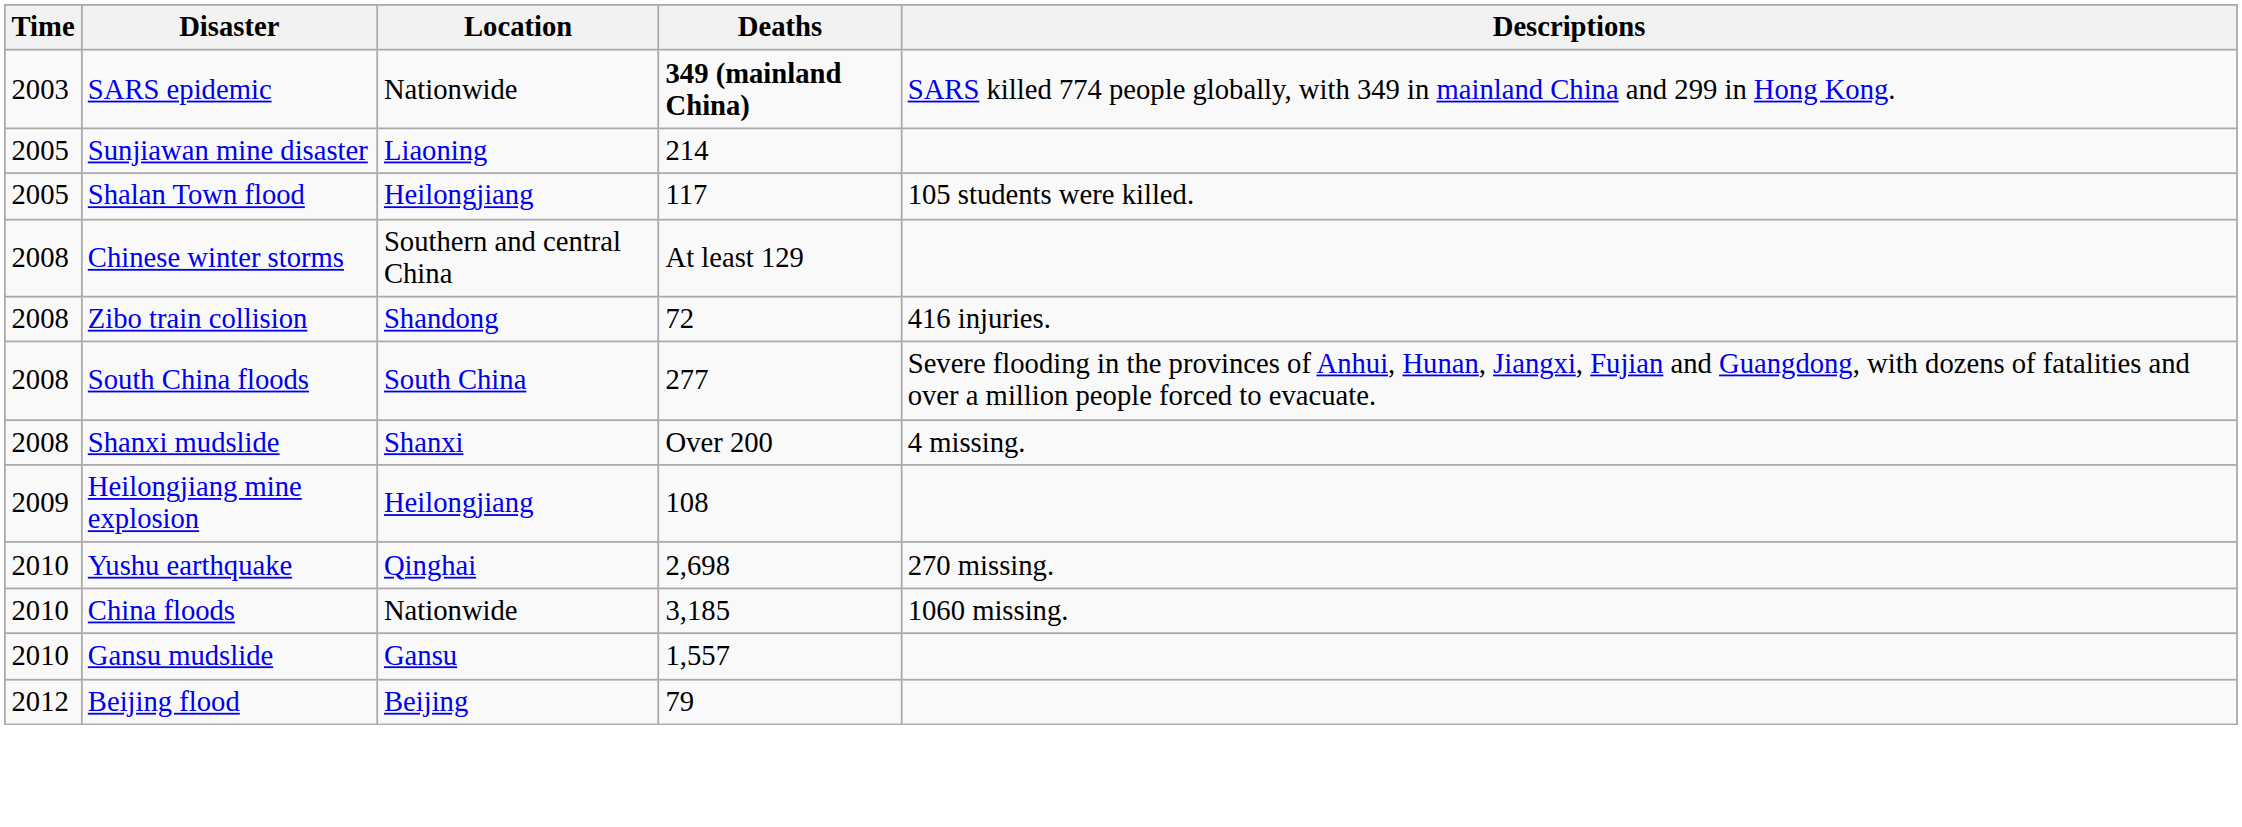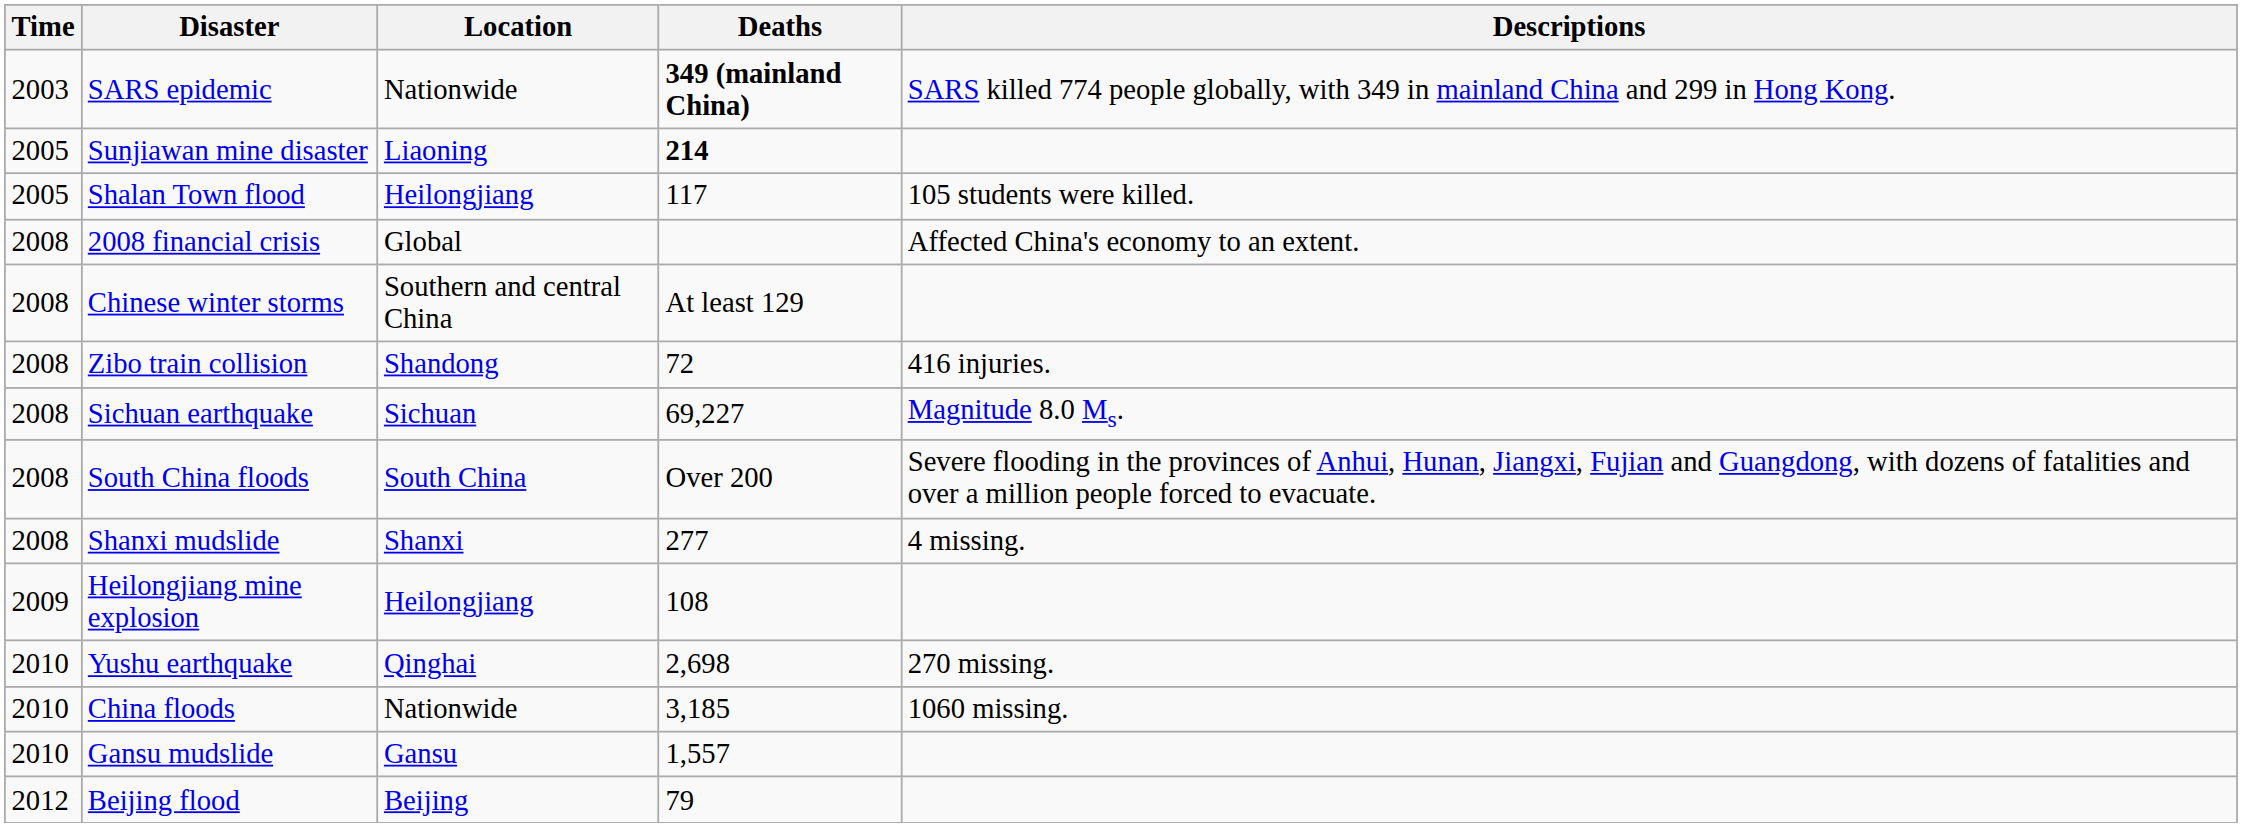(687, 150) normal -> (687, 150) bold
+ row: (204, 241)
+ row: (200, 413)
(687, 380) 277 -> (719, 478) Over 200
(719, 441) Over 200 -> (687, 540) 277
